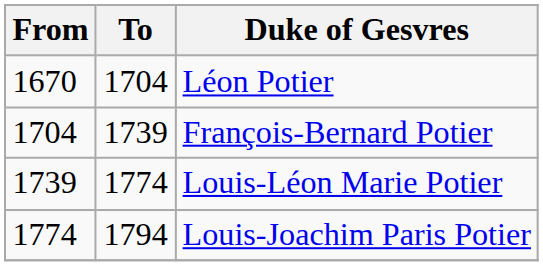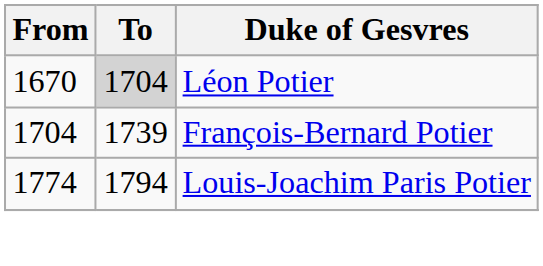(136, 81) no background -> (136, 81) lightgrey background
- row: (342, 183)
